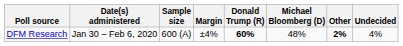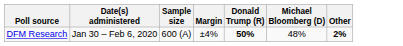- column: (376, 21)
(245, 35) 60% -> (245, 35) 50%
